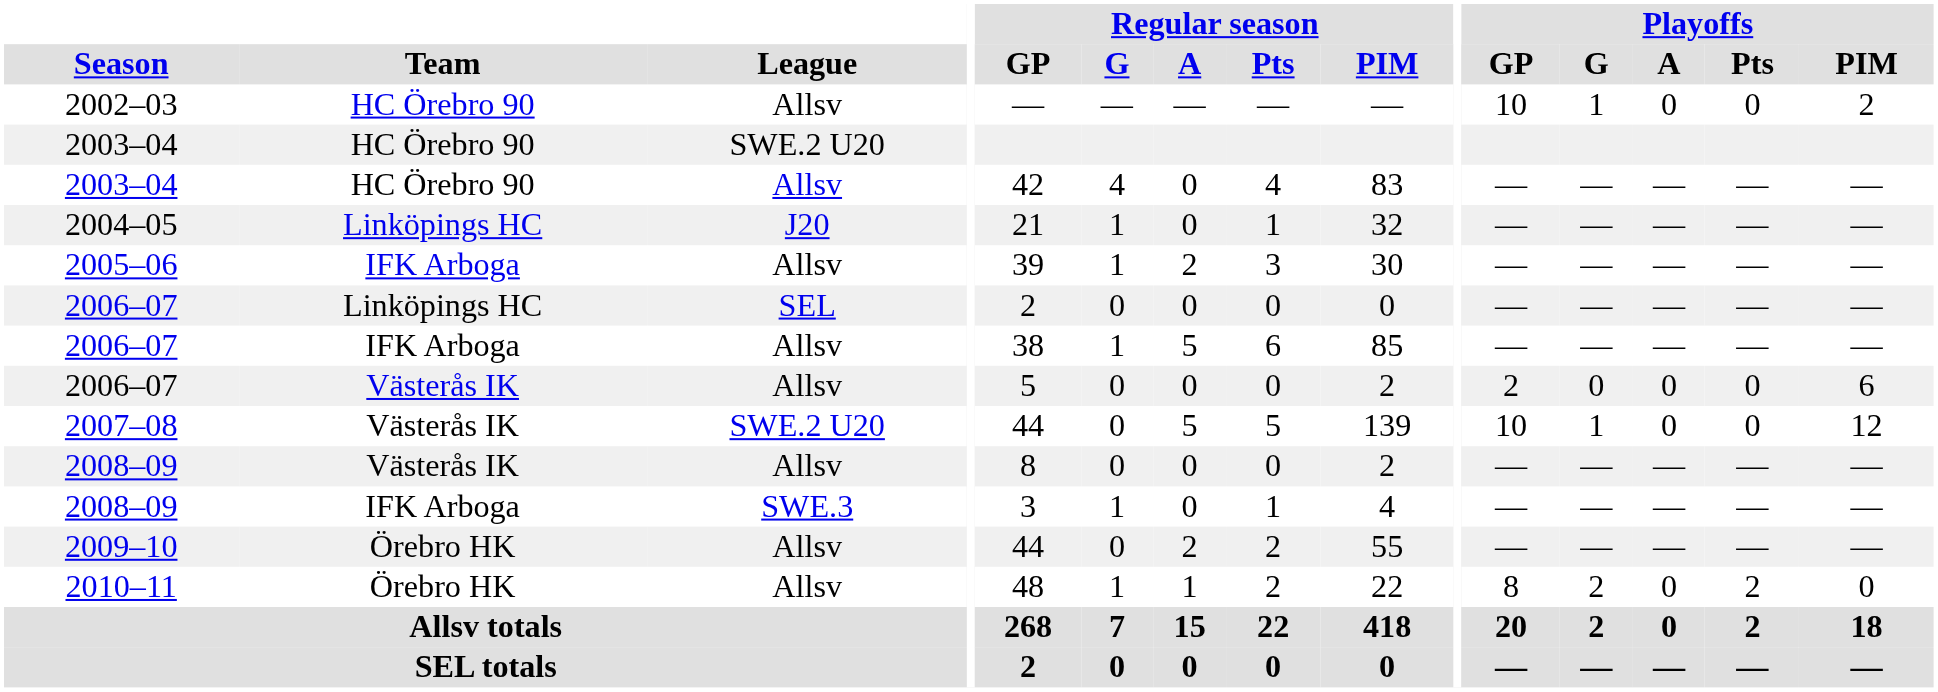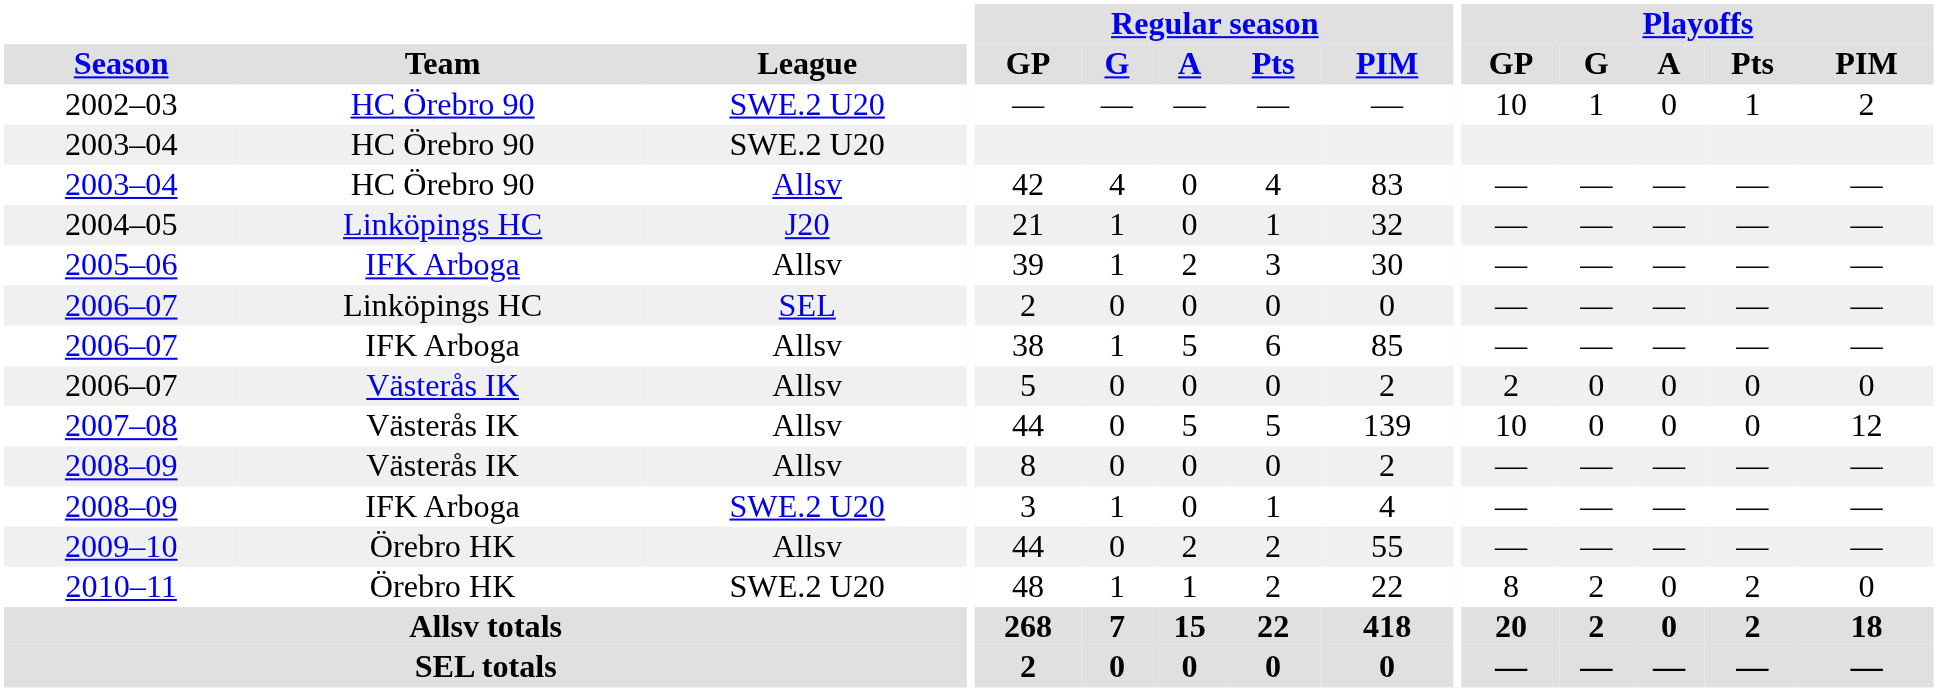(807, 103) Allsv -> (807, 103) SWE.2 U20
(1752, 103) 0 -> (1752, 103) 1
(1867, 385) 6 -> (1867, 385) 0
(807, 425) SWE.2 U20 -> (807, 425) Allsv
(1596, 425) 1 -> (1596, 425) 0
(807, 505) SWE.3 -> (807, 505) SWE.2 U20
(807, 586) Allsv -> (807, 586) SWE.2 U20
